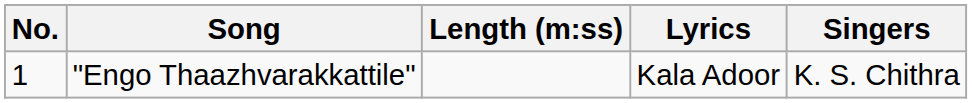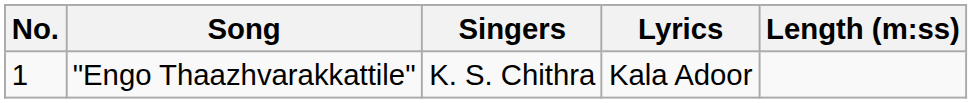columns swapped: (877, 28) <-> (526, 28)
